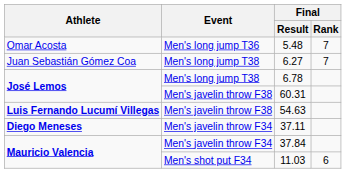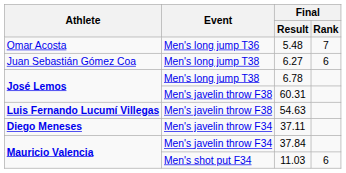(326, 62) 7 -> (326, 62) 6
